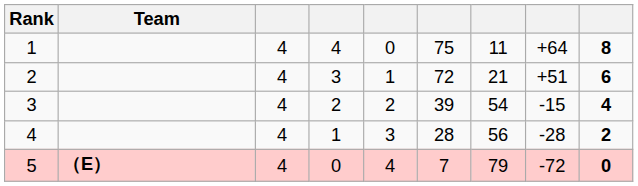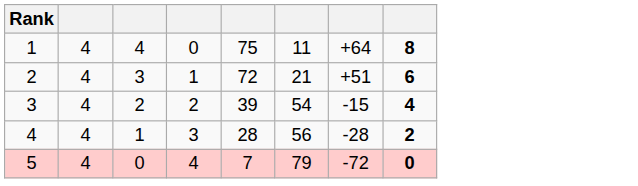- column: (157, 18)
